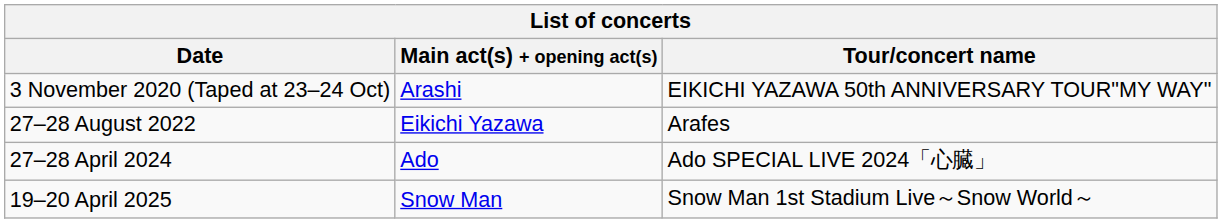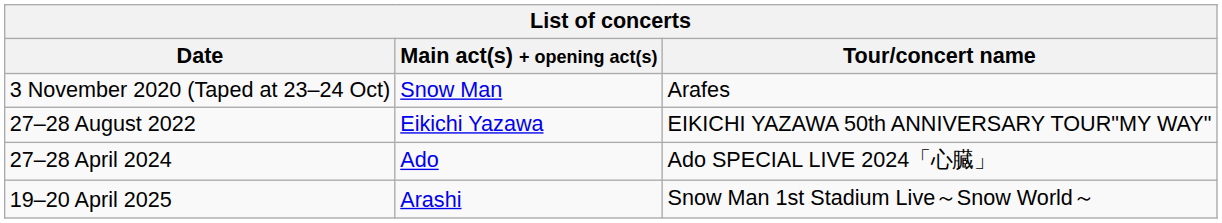(431, 90) Arashi -> (451, 90) Snow Man
(939, 90) EIKICHI YAZAWA 50th ANNIVERSARY TOUR"MY WAY" -> (699, 90) Arafes
(699, 124) Arafes -> (939, 124) EIKICHI YAZAWA 50th ANNIVERSARY TOUR"MY WAY"
(451, 198) Snow Man -> (431, 198) Arashi
